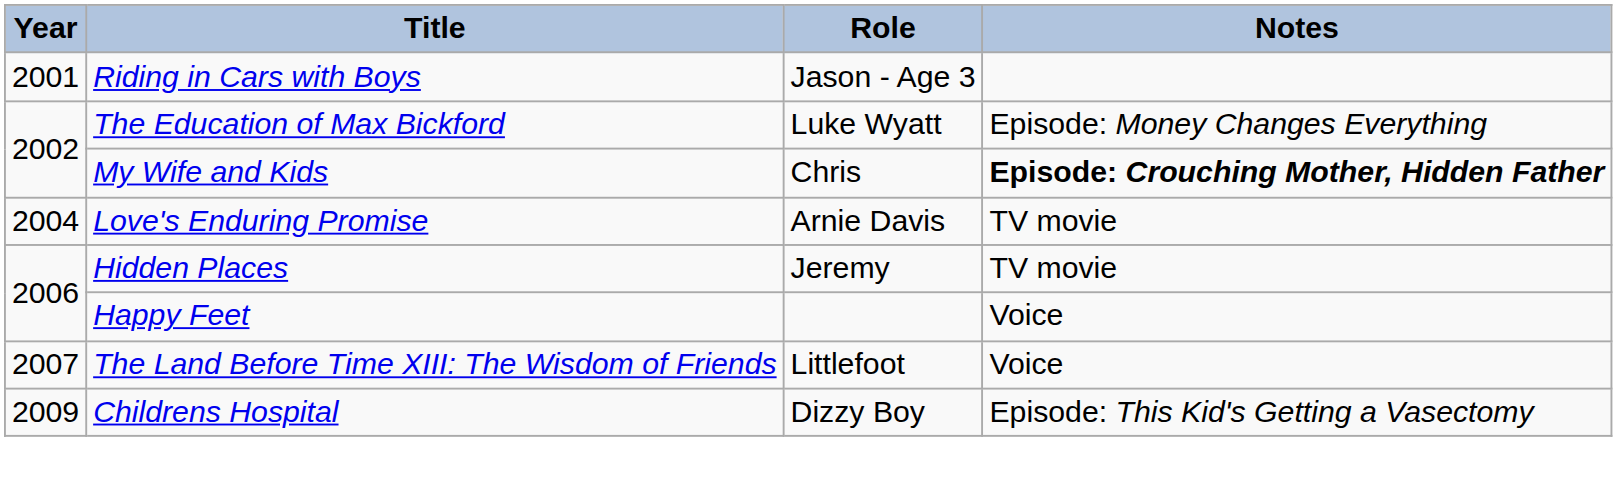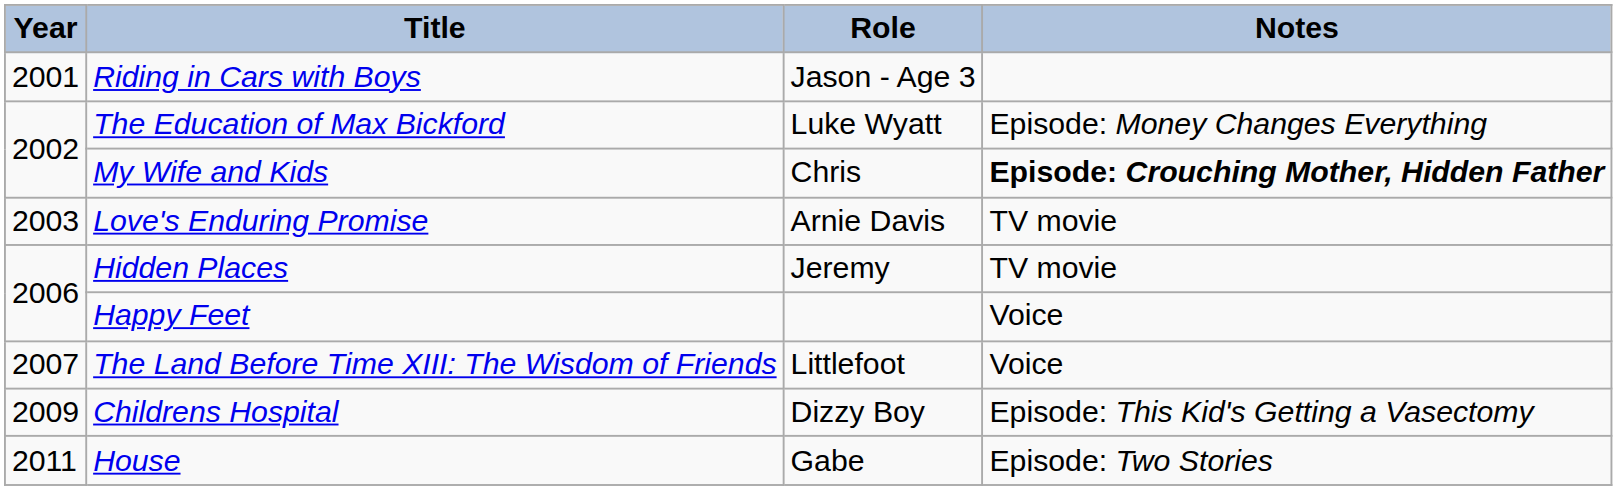(46, 220) 2004 -> (46, 220) 2003
+ row: (137, 460)
